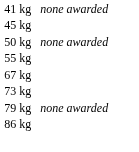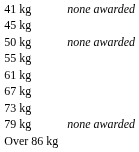+ row: (18, 75)
- row: (18, 124)
+ row: (31, 141)
